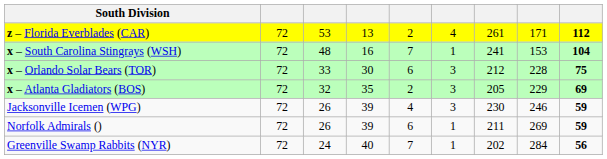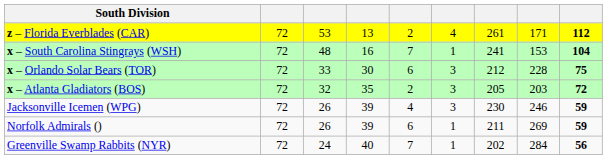(538, 88) 229 -> (538, 88) 203
(581, 88) 69 -> (581, 88) 72
